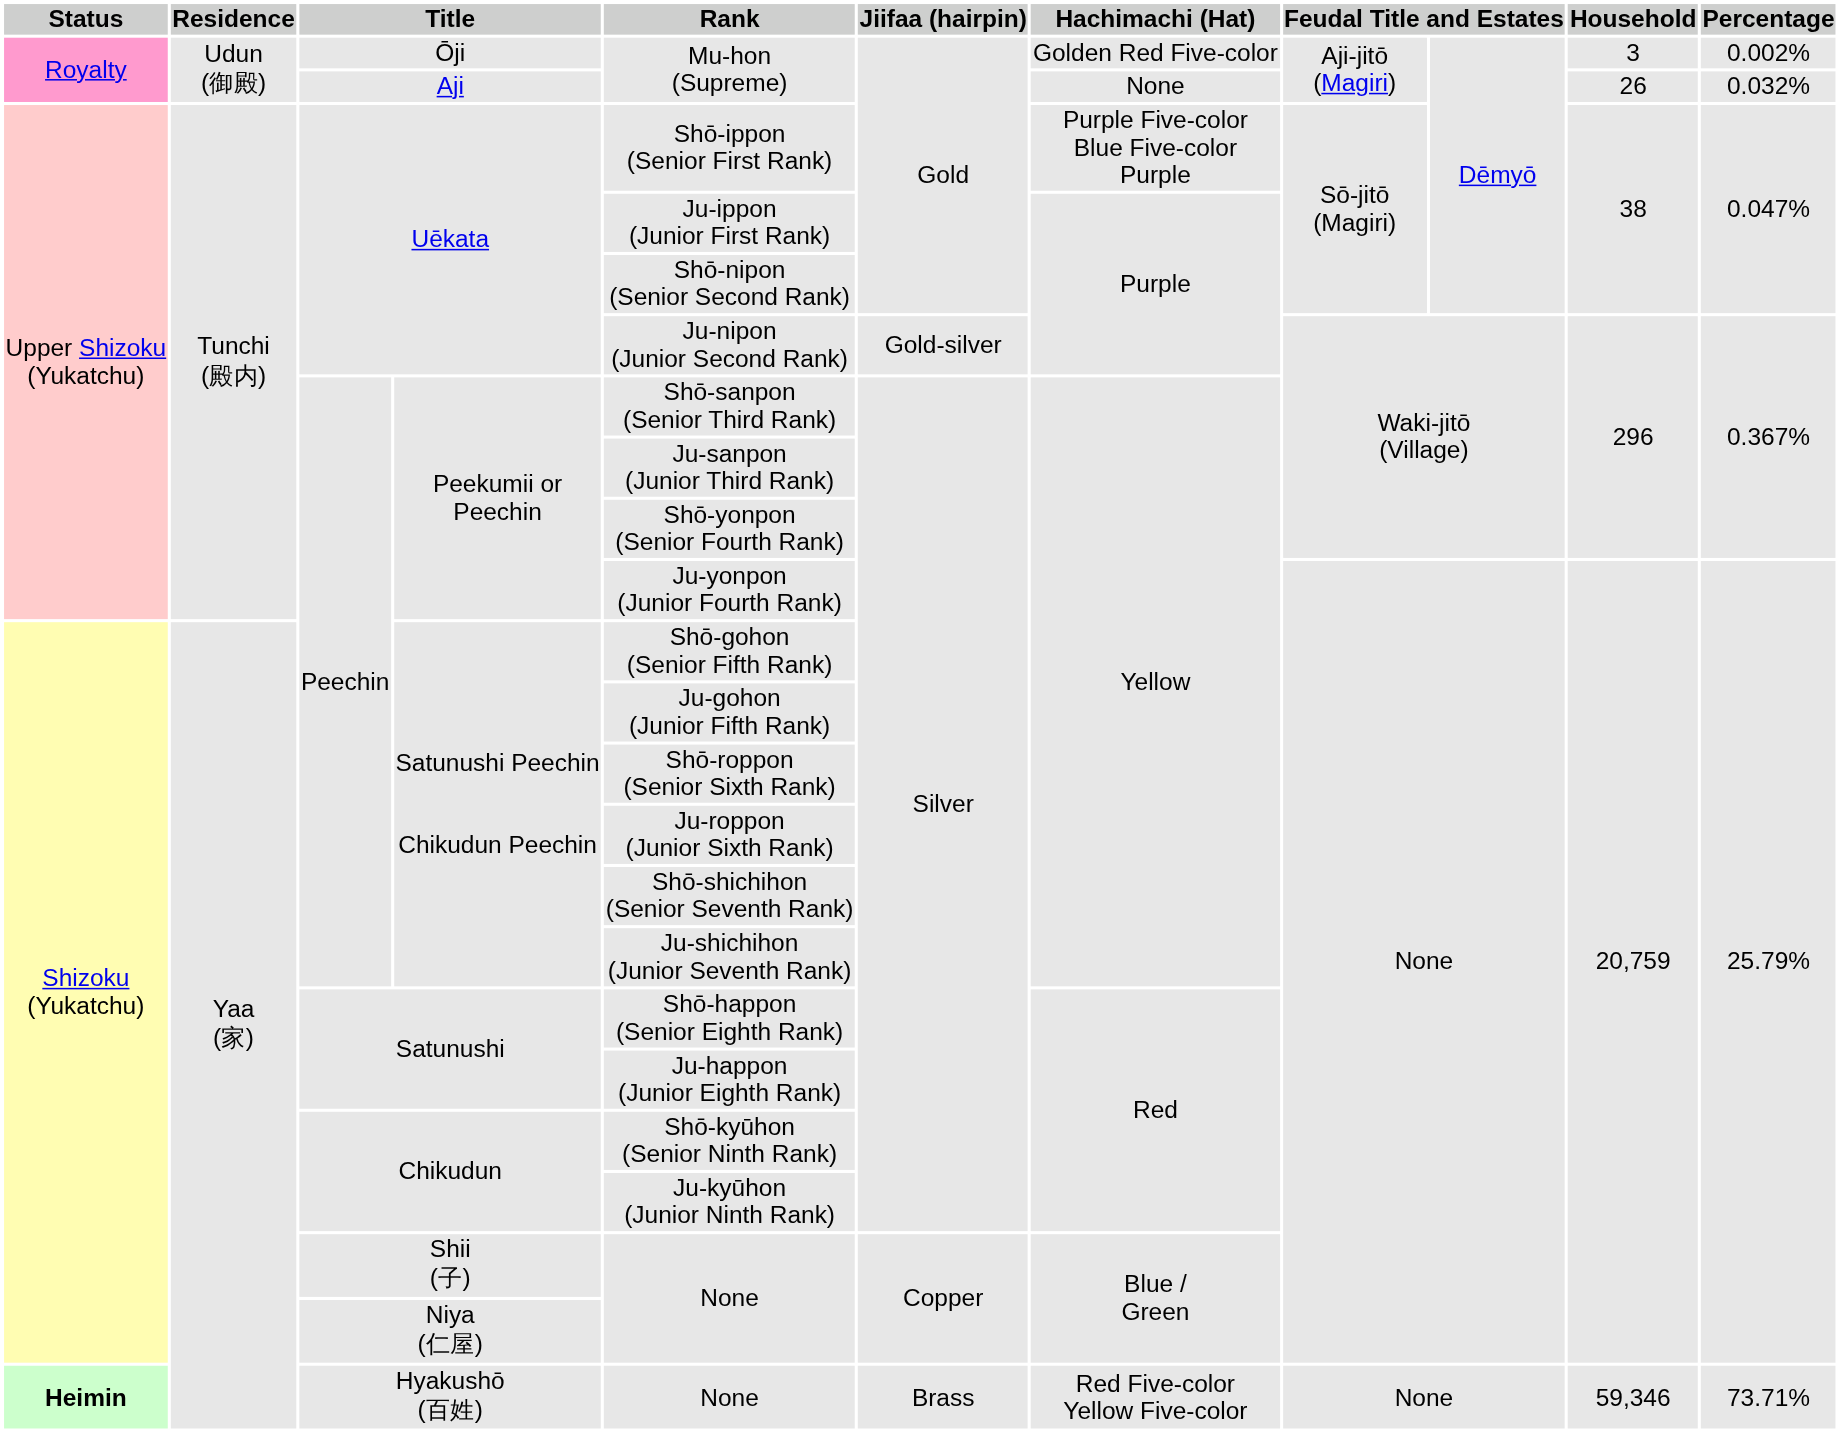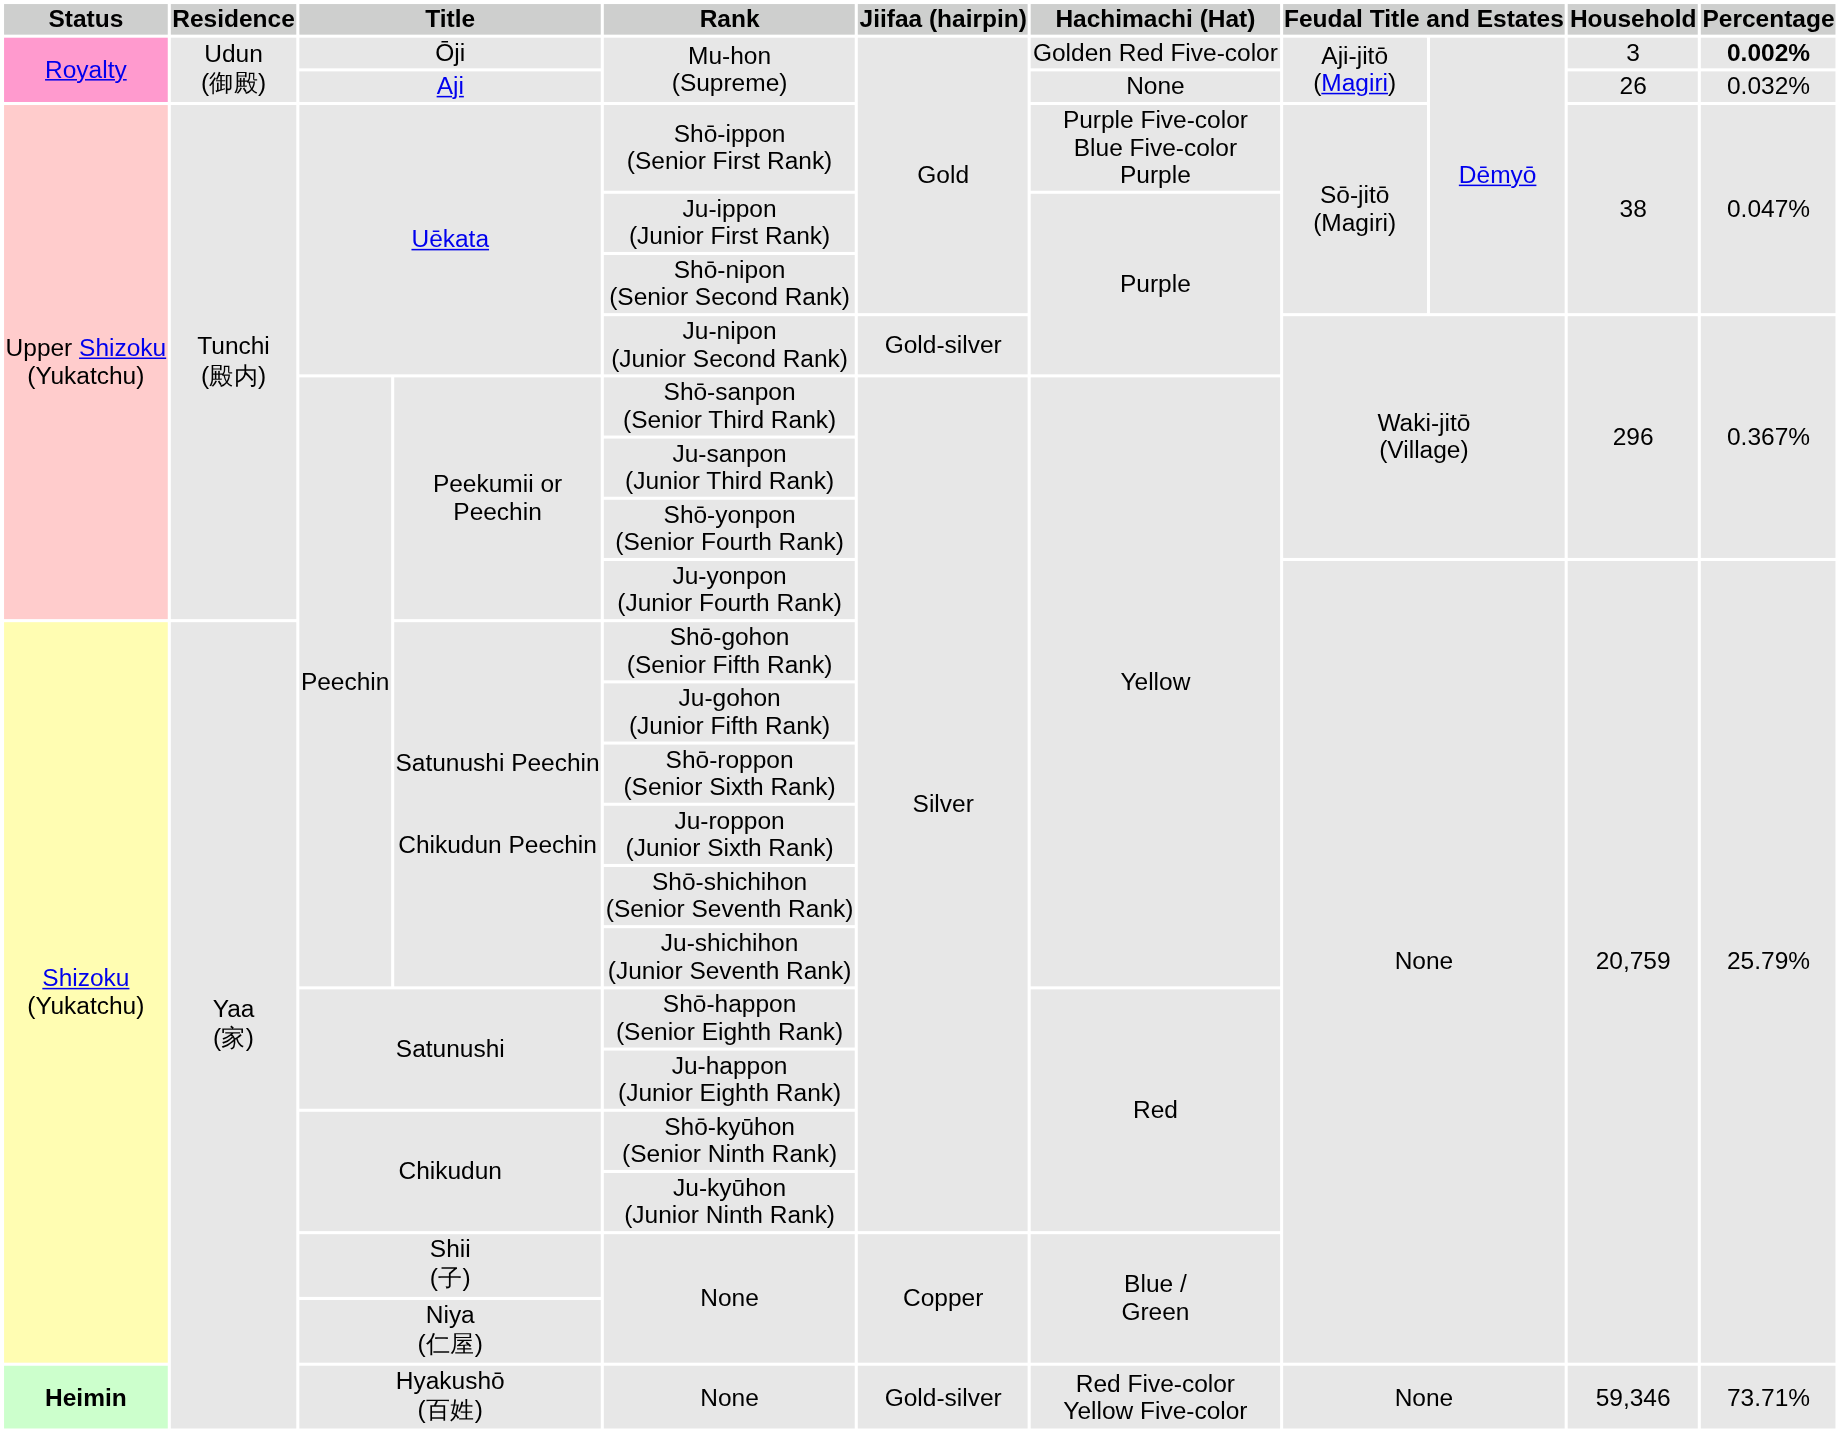(1769, 52) normal -> (1769, 52) bold
(943, 1396) Brass -> (943, 1396) Gold-silver
